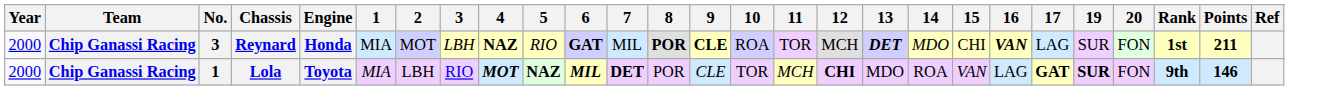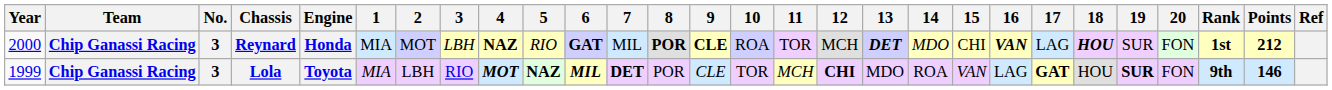+ column: (1095, 17)
(1226, 44) 211 -> (1270, 44) 212
(25, 71) 2000 -> (25, 71) 1999
(215, 71) 1 -> (215, 71) 3
